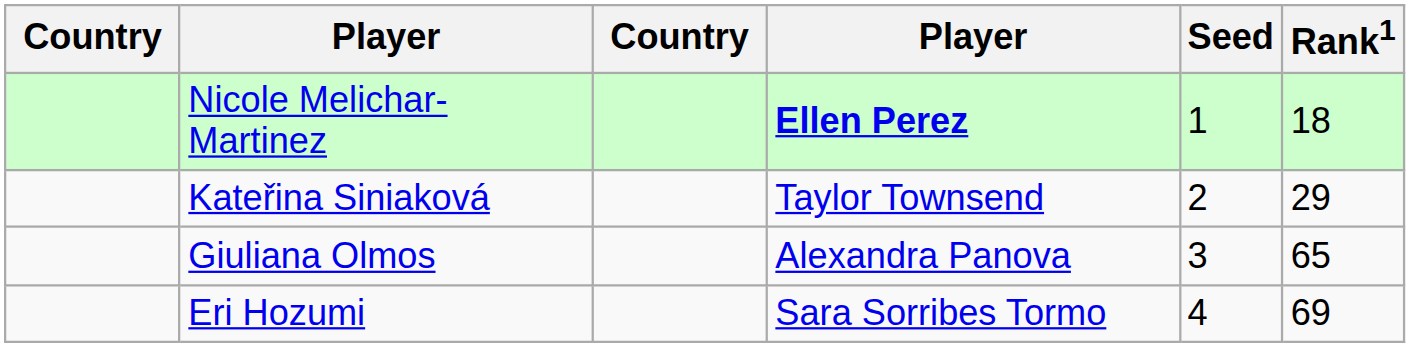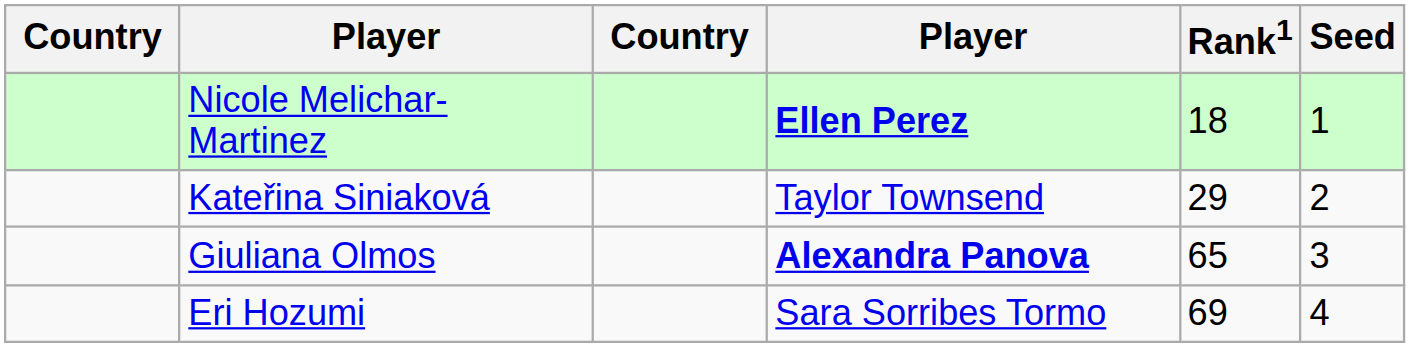columns swapped: (1343, 38) <-> (1231, 38)
(923, 255) normal -> (932, 255) bold
